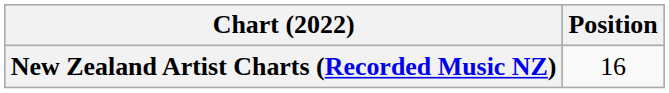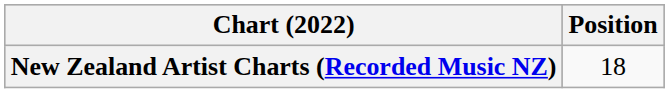(613, 66) 16 -> (613, 66) 18
